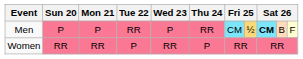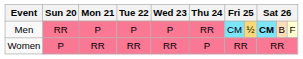(61, 29) P -> (61, 29) RR
(134, 29) RR -> (134, 29) P
(61, 46) RR -> (61, 46) P
(134, 46) P -> (134, 46) RR
